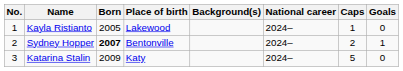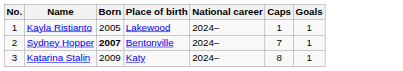- column: (227, 12)
(382, 27) 0 -> (309, 27) 1
(352, 43) 2 -> (279, 43) 7
(352, 58) 5 -> (279, 58) 8
(382, 58) 0 -> (309, 58) 1
